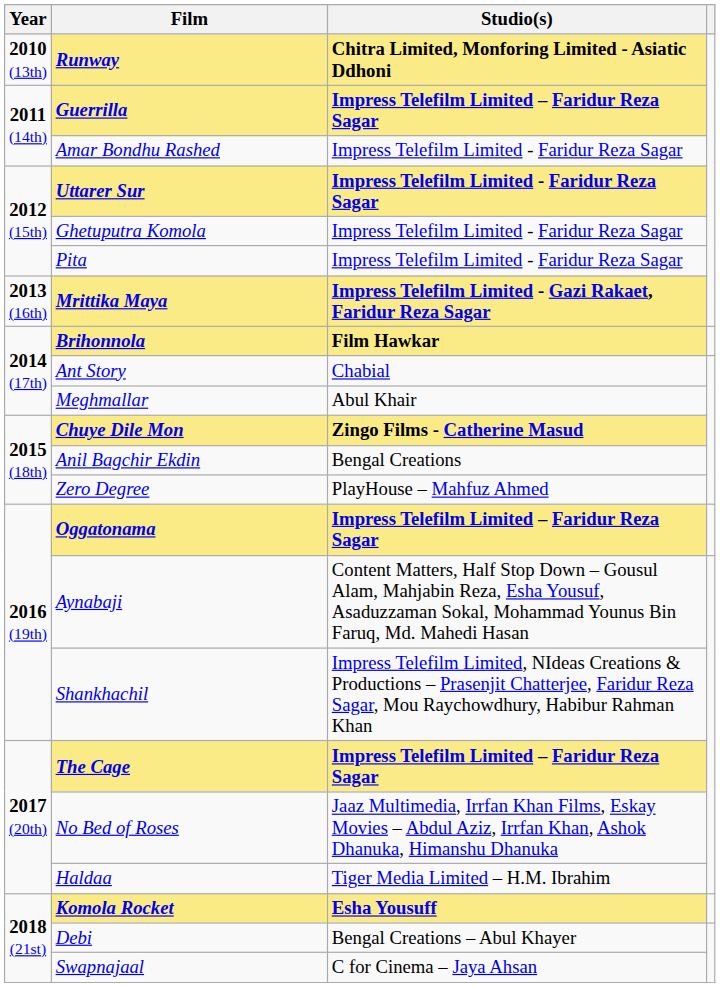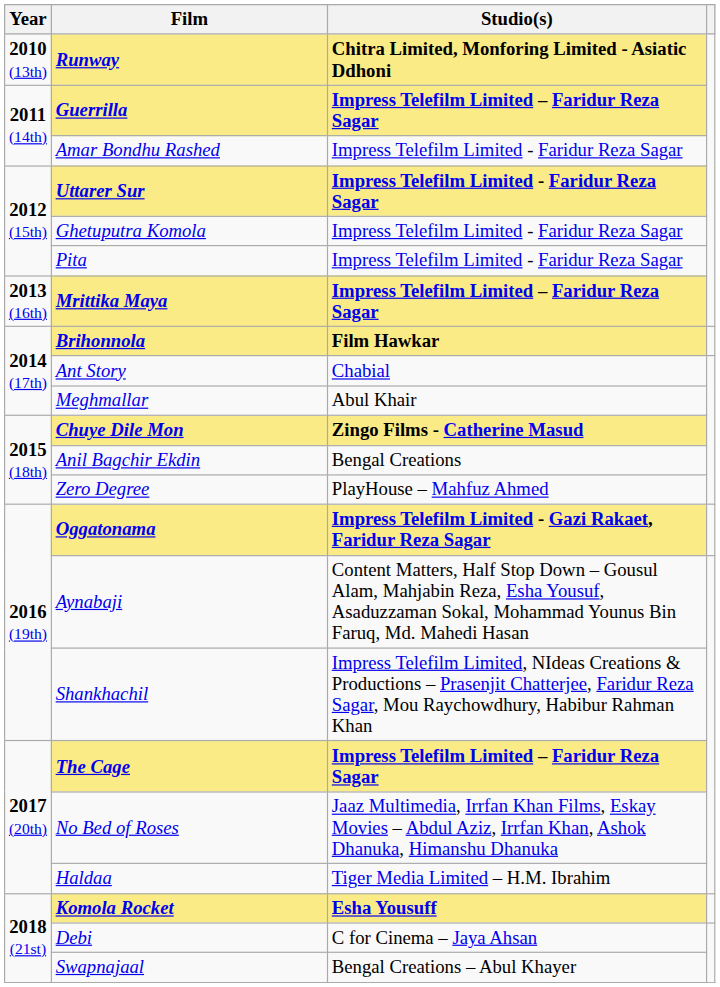(492, 300) Impress Telefilm Limited - Gazi Rakaet, Faridur Reza Sagar -> (495, 300) Impress Telefilm Limited – Faridur Reza Sagar
(495, 529) Impress Telefilm Limited – Faridur Reza Sagar -> (492, 529) Impress Telefilm Limited - Gazi Rakaet, Faridur Reza Sagar
(454, 937) Bengal Creations – Abul Khayer -> (434, 937) C for Cinema – Jaya Ahsan
(434, 967) C for Cinema – Jaya Ahsan -> (454, 967) Bengal Creations – Abul Khayer
